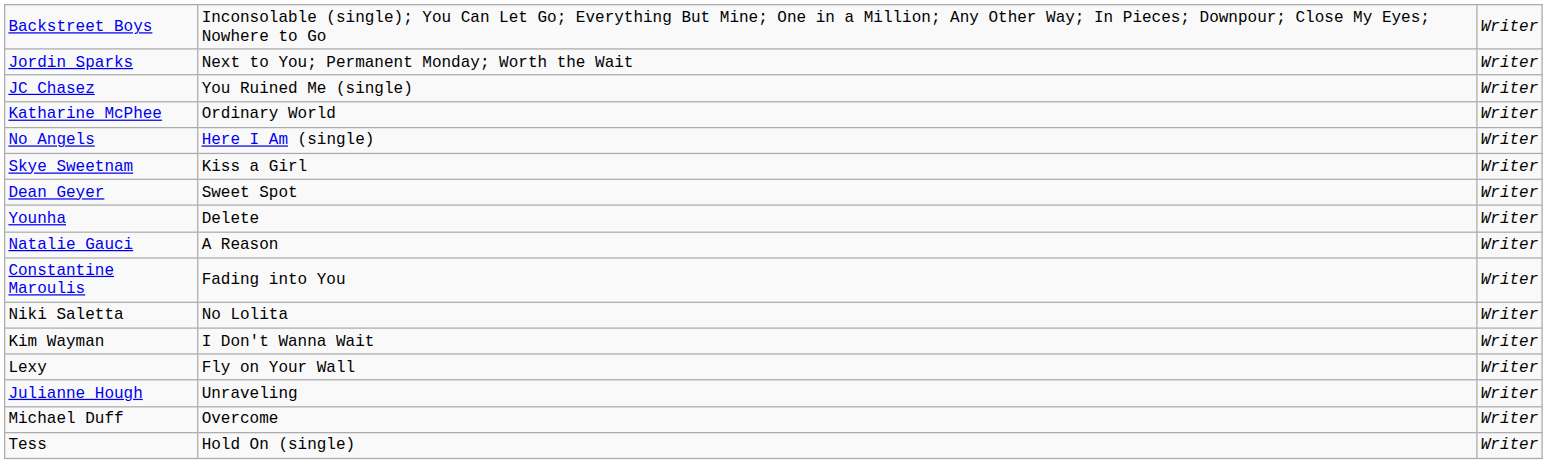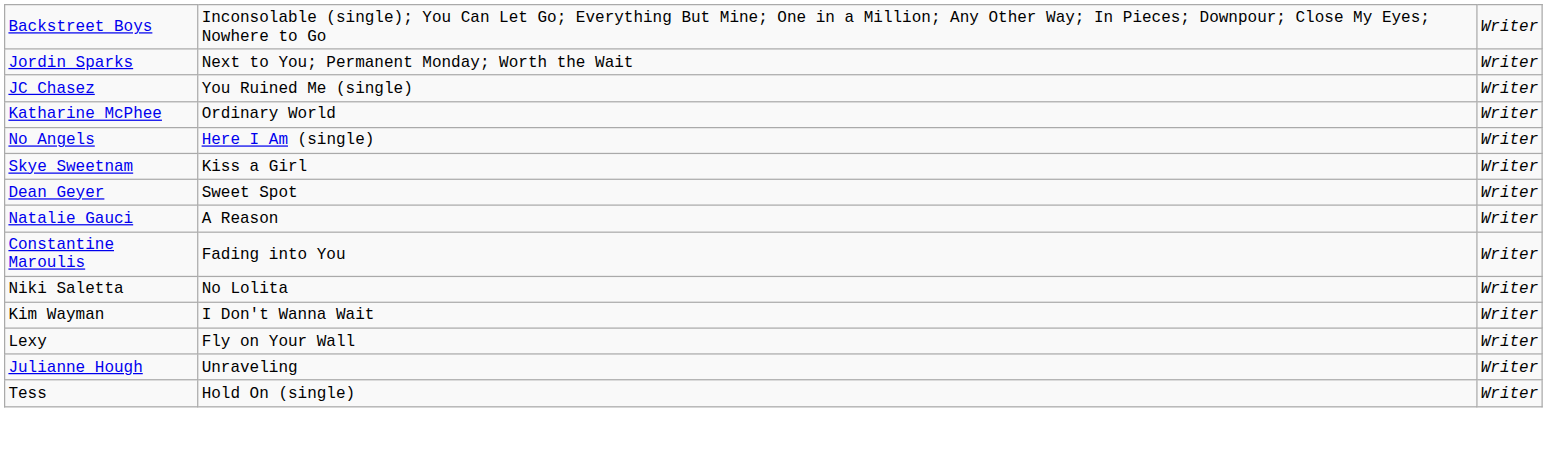- row: (37, 219)
- row: (66, 419)
